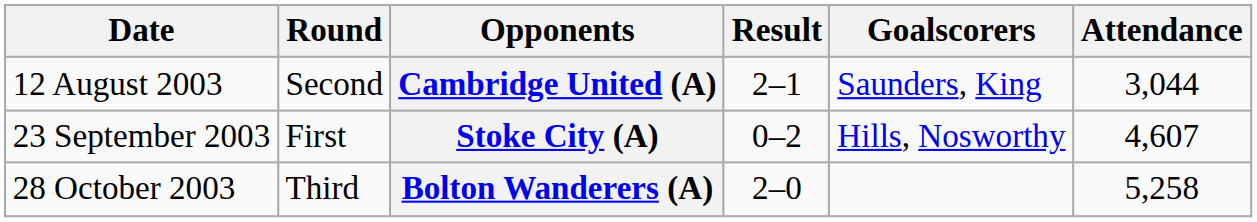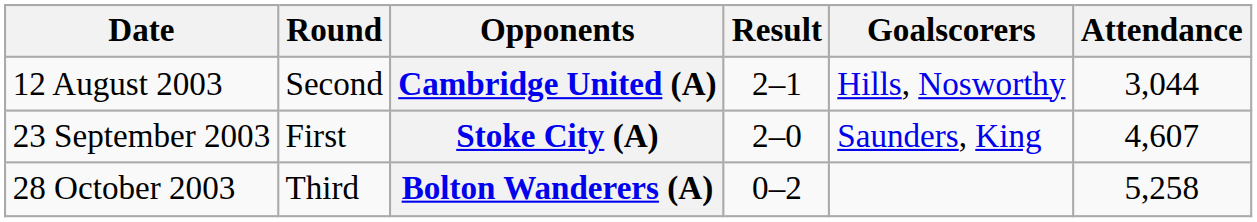(939, 83) Saunders, King -> (951, 83) Hills, Nosworthy
(777, 135) 0–2 -> (777, 135) 2–0
(951, 135) Hills, Nosworthy -> (939, 135) Saunders, King
(777, 188) 2–0 -> (777, 188) 0–2
